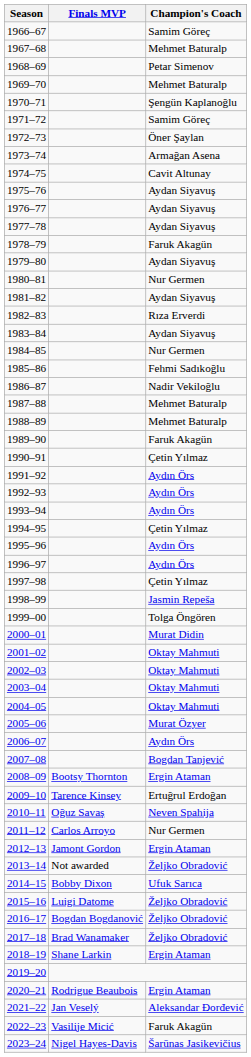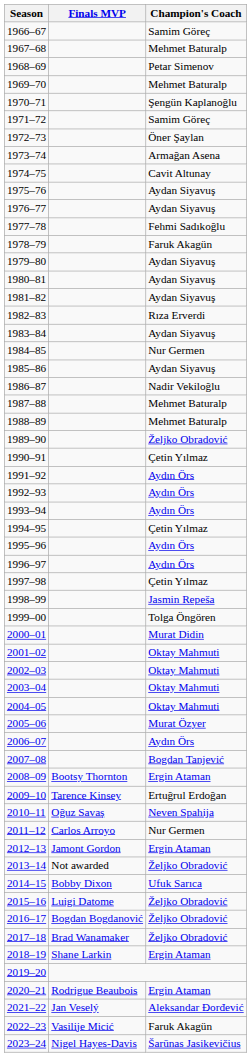(182, 226) Aydan Siyavuş -> (187, 226) Fehmi Sadıkoğlu
(176, 279) Nur Germen -> (182, 279) Aydan Siyavuş
(187, 368) Fehmi Sadıkoğlu -> (182, 368) Aydan Siyavuş
(180, 439) Faruk Akagün -> (188, 439) Željko Obradović
